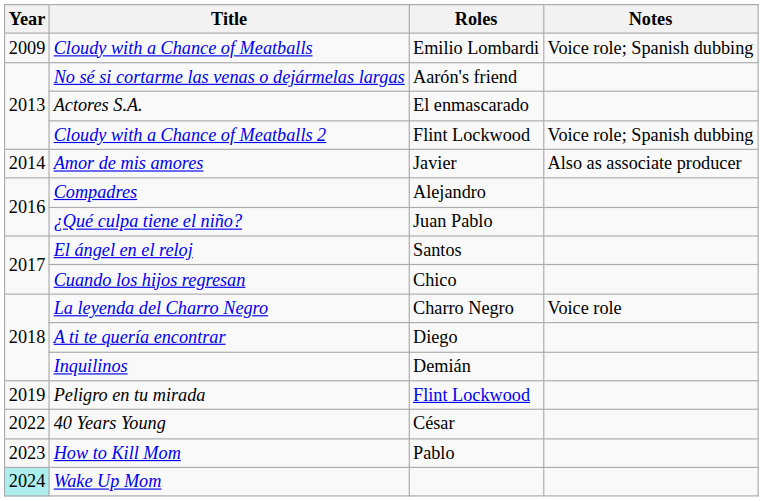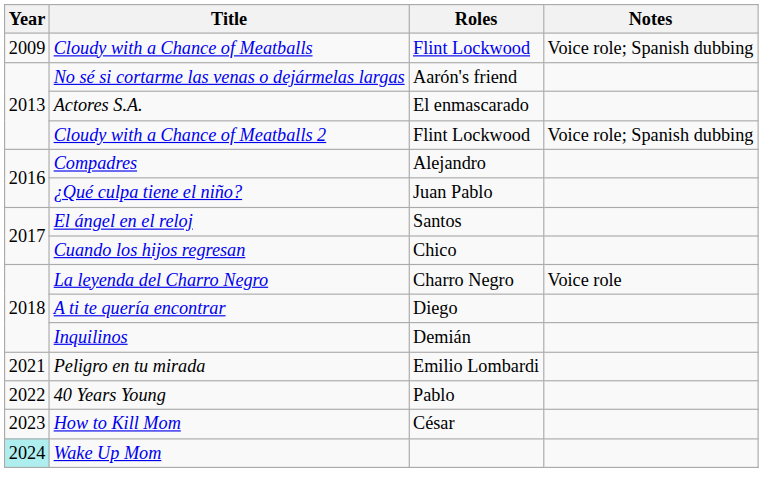(476, 47) Emilio Lombardi -> (472, 47) Flint Lockwood
- row: (129, 163)
(27, 395) 2019 -> (27, 366) 2021
(472, 395) Flint Lockwood -> (476, 366) Emilio Lombardi
(434, 423) César -> (434, 395) Pablo
(434, 452) Pablo -> (434, 423) César
